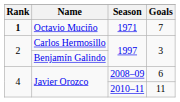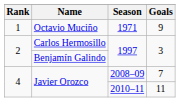(18, 27) bold -> (18, 27) normal
(161, 27) 7 -> (161, 27) 9
(161, 74) 6 -> (161, 74) 7
